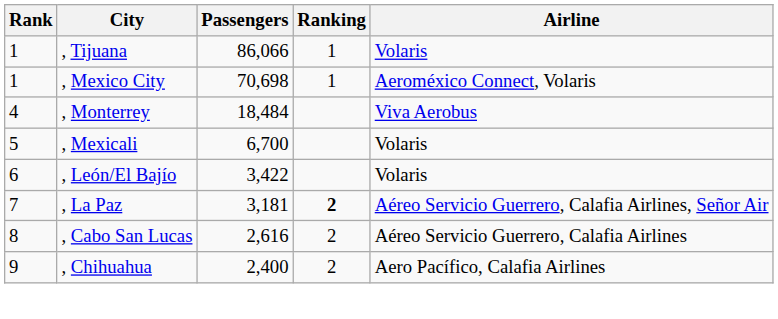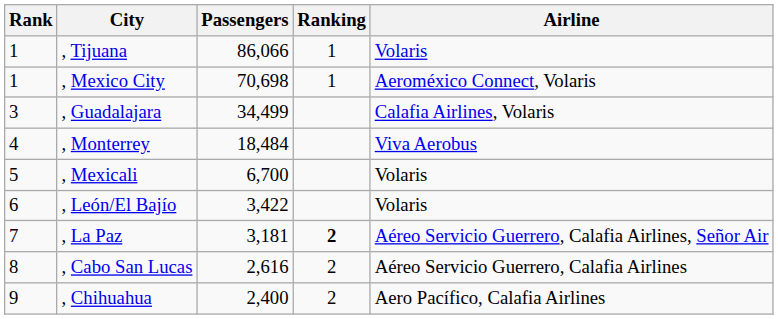+ row: (111, 112)
